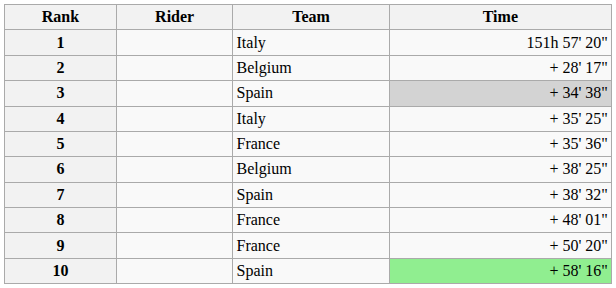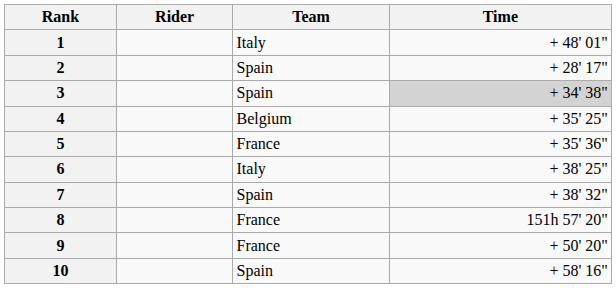(567, 42) 151h 57' 20" -> (579, 42) + 48' 01"
(264, 67) Belgium -> (255, 67) Spain
(251, 118) Italy -> (264, 118) Belgium
(264, 169) Belgium -> (251, 169) Italy
(579, 220) + 48' 01" -> (567, 220) 151h 57' 20"
(579, 270) lightgreen background -> (579, 270) no background
